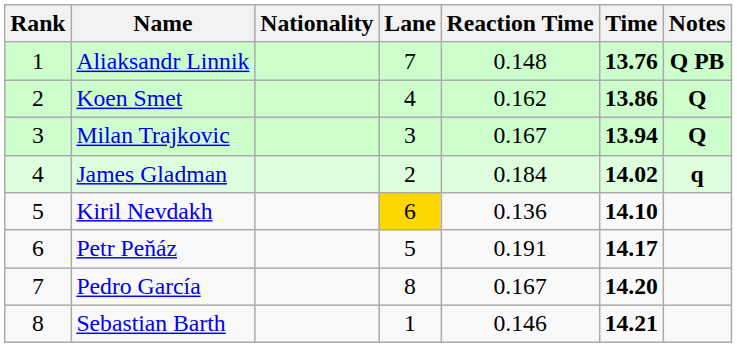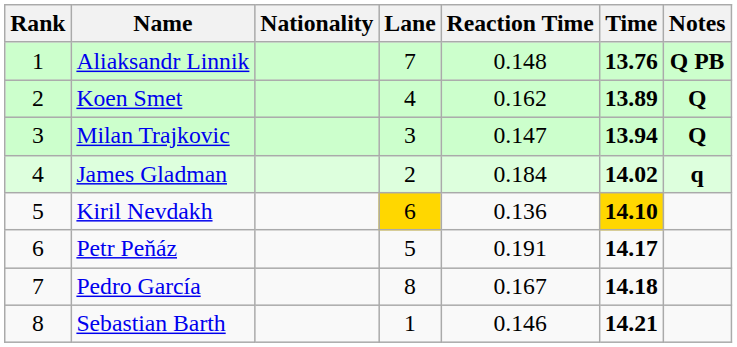(631, 98) 13.86 -> (631, 98) 13.89
(520, 135) 0.167 -> (520, 135) 0.147
(631, 211) no background -> (631, 211) gold background
(631, 286) 14.20 -> (631, 286) 14.18
